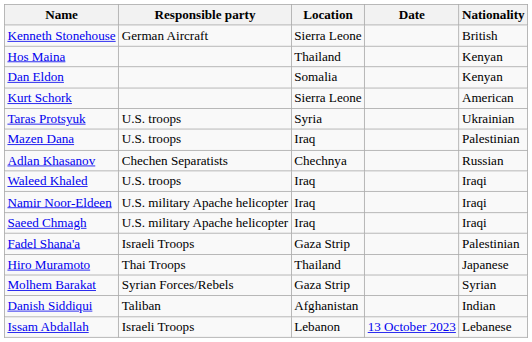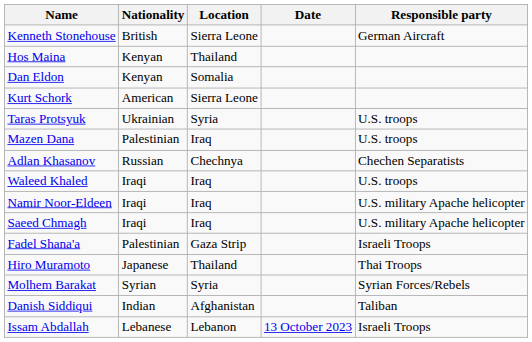columns swapped: (493, 14) <-> (205, 14)
(322, 285) Gaza Strip -> (204, 285) Syria
